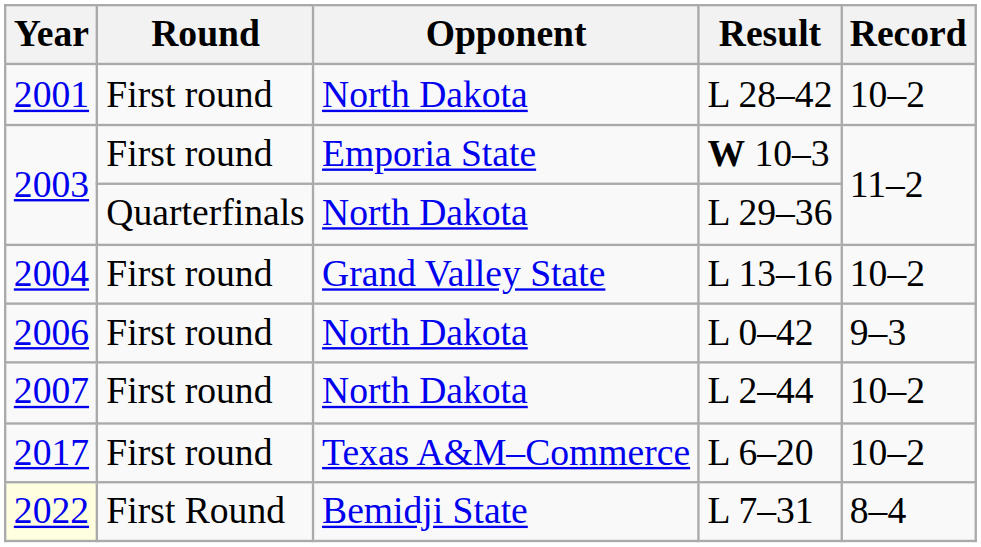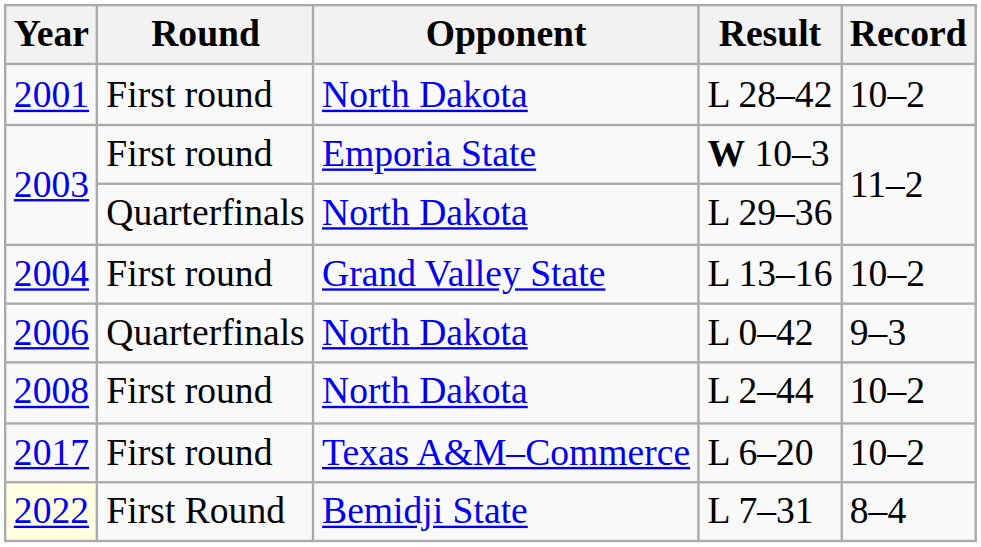(189, 332) First round -> (206, 332) Quarterfinals
(51, 392) 2007 -> (51, 392) 2008
